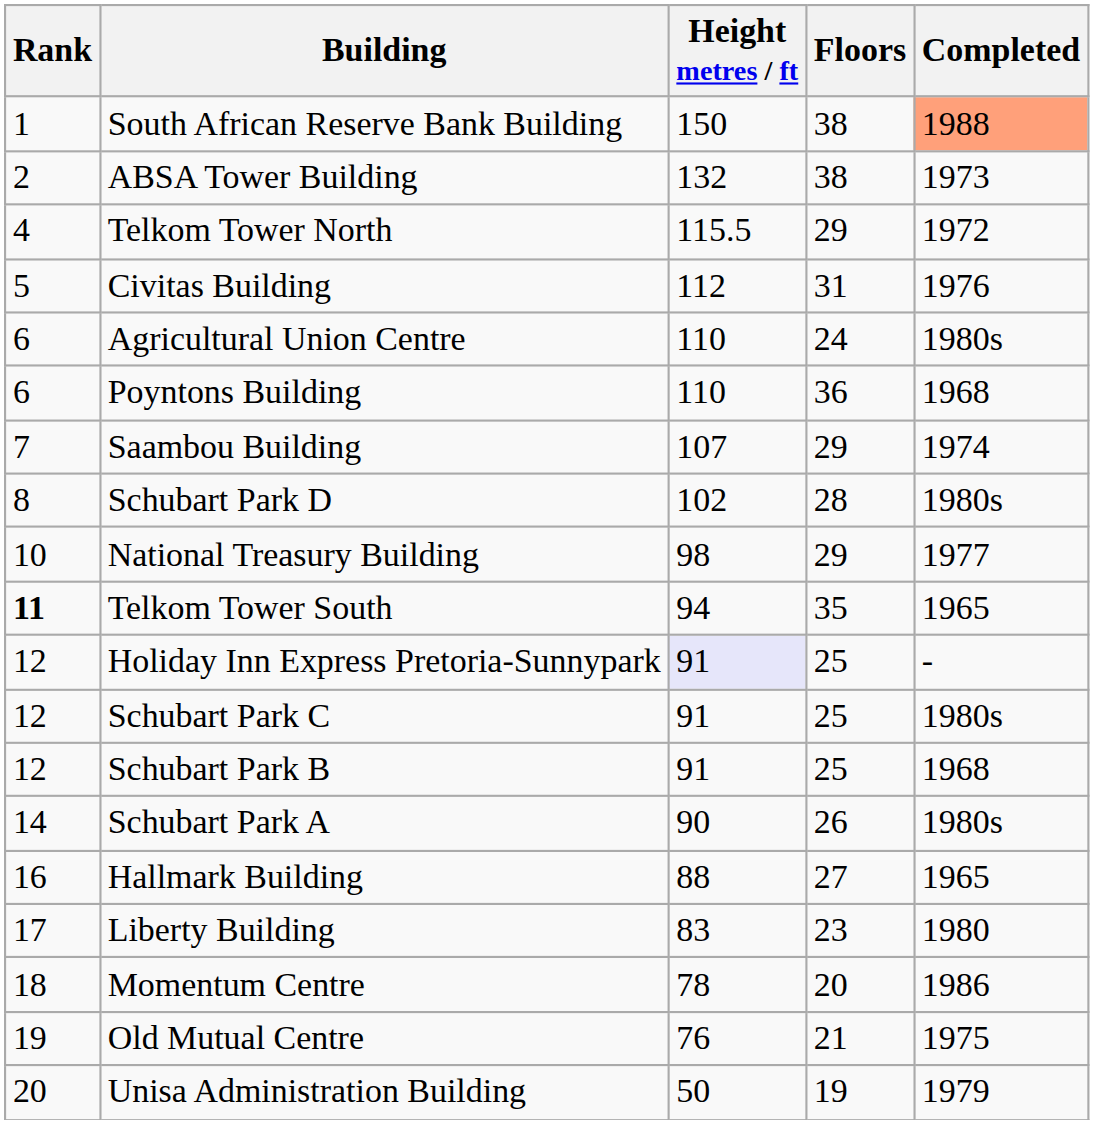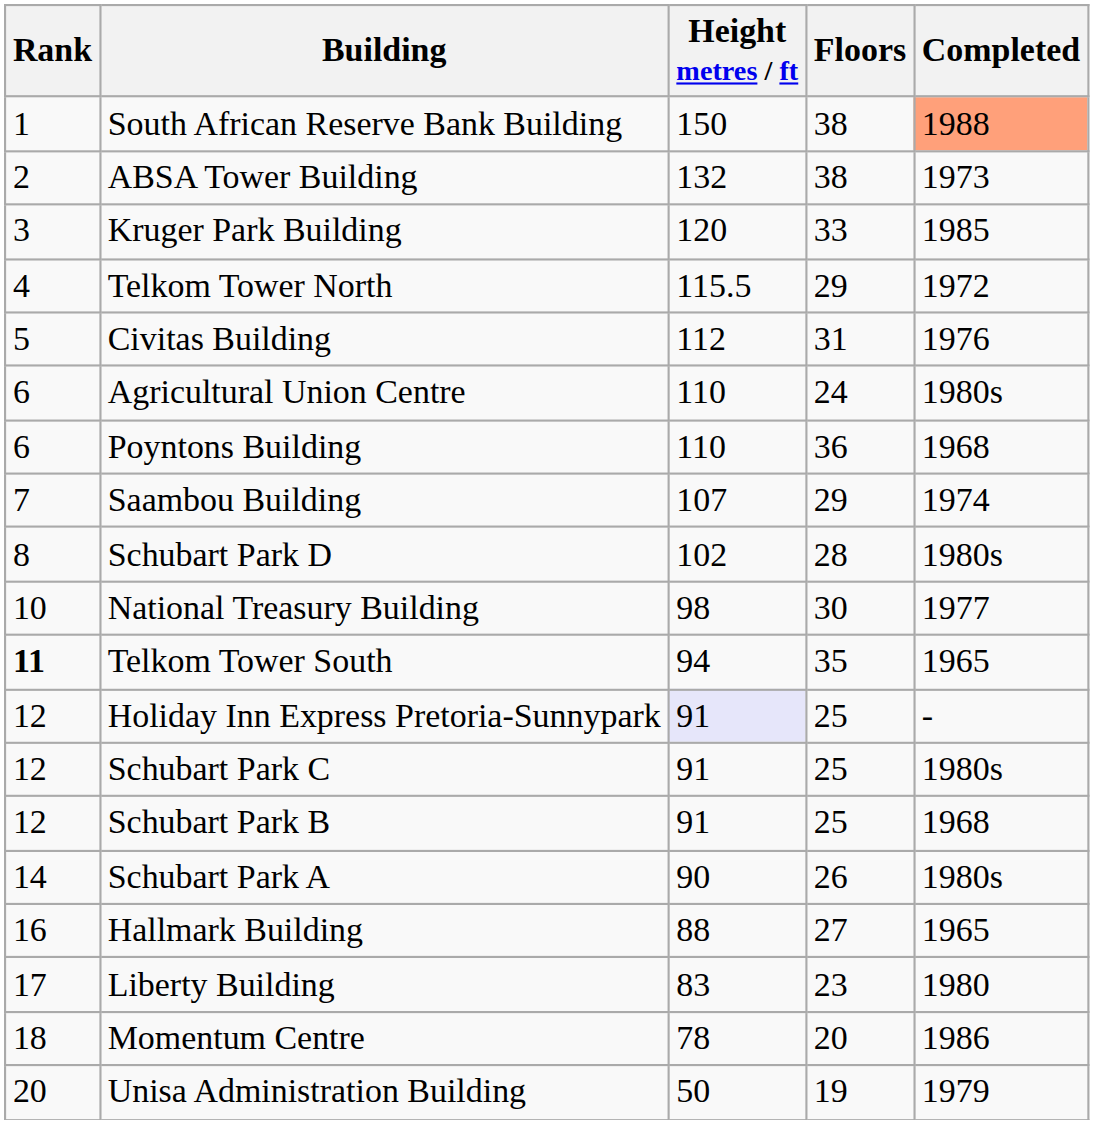+ row: (255, 230)
(831, 553) 29 -> (831, 607) 30
- row: (236, 1037)
